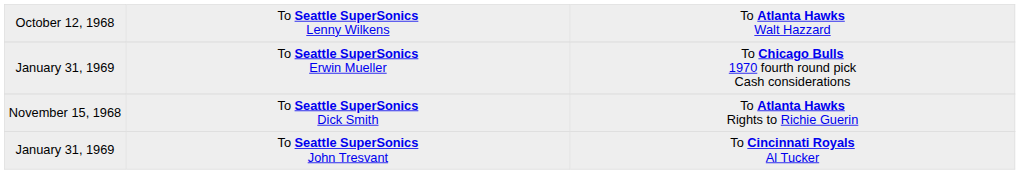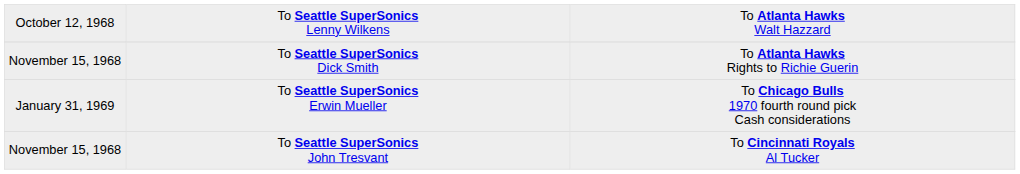rows swapped: (348, 112) <-> (348, 60)
(65, 150) January 31, 1969 -> (65, 150) November 15, 1968
